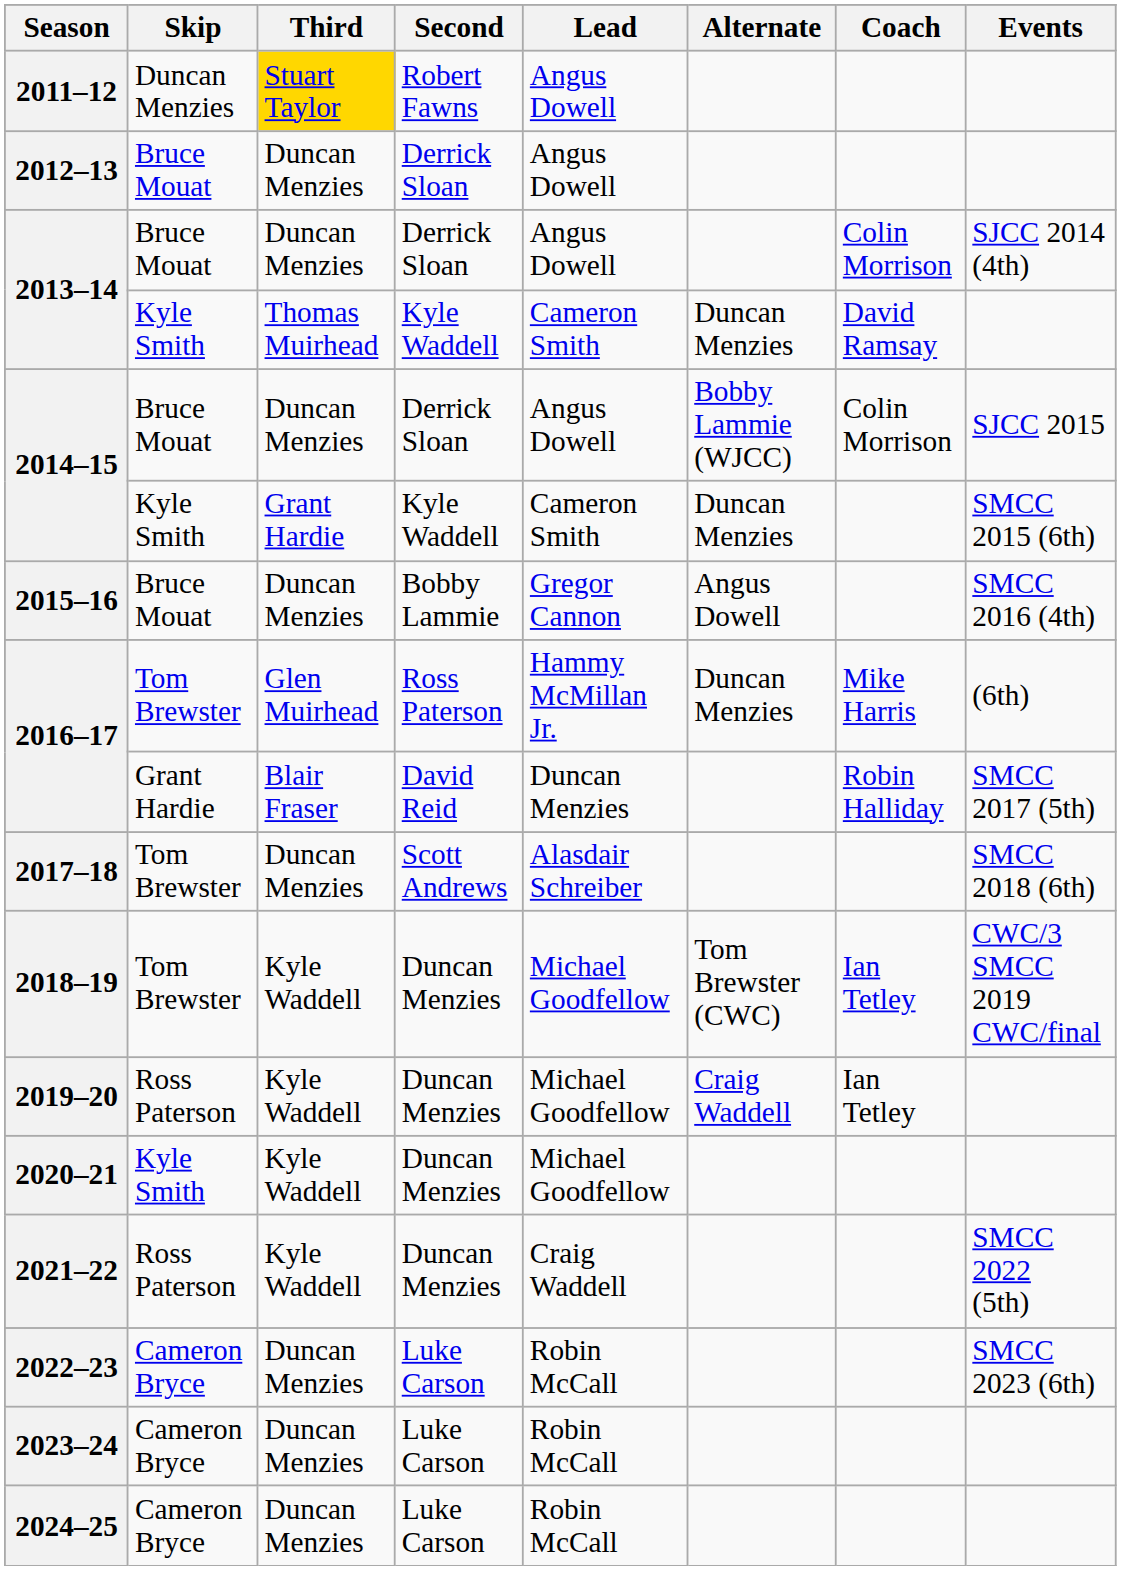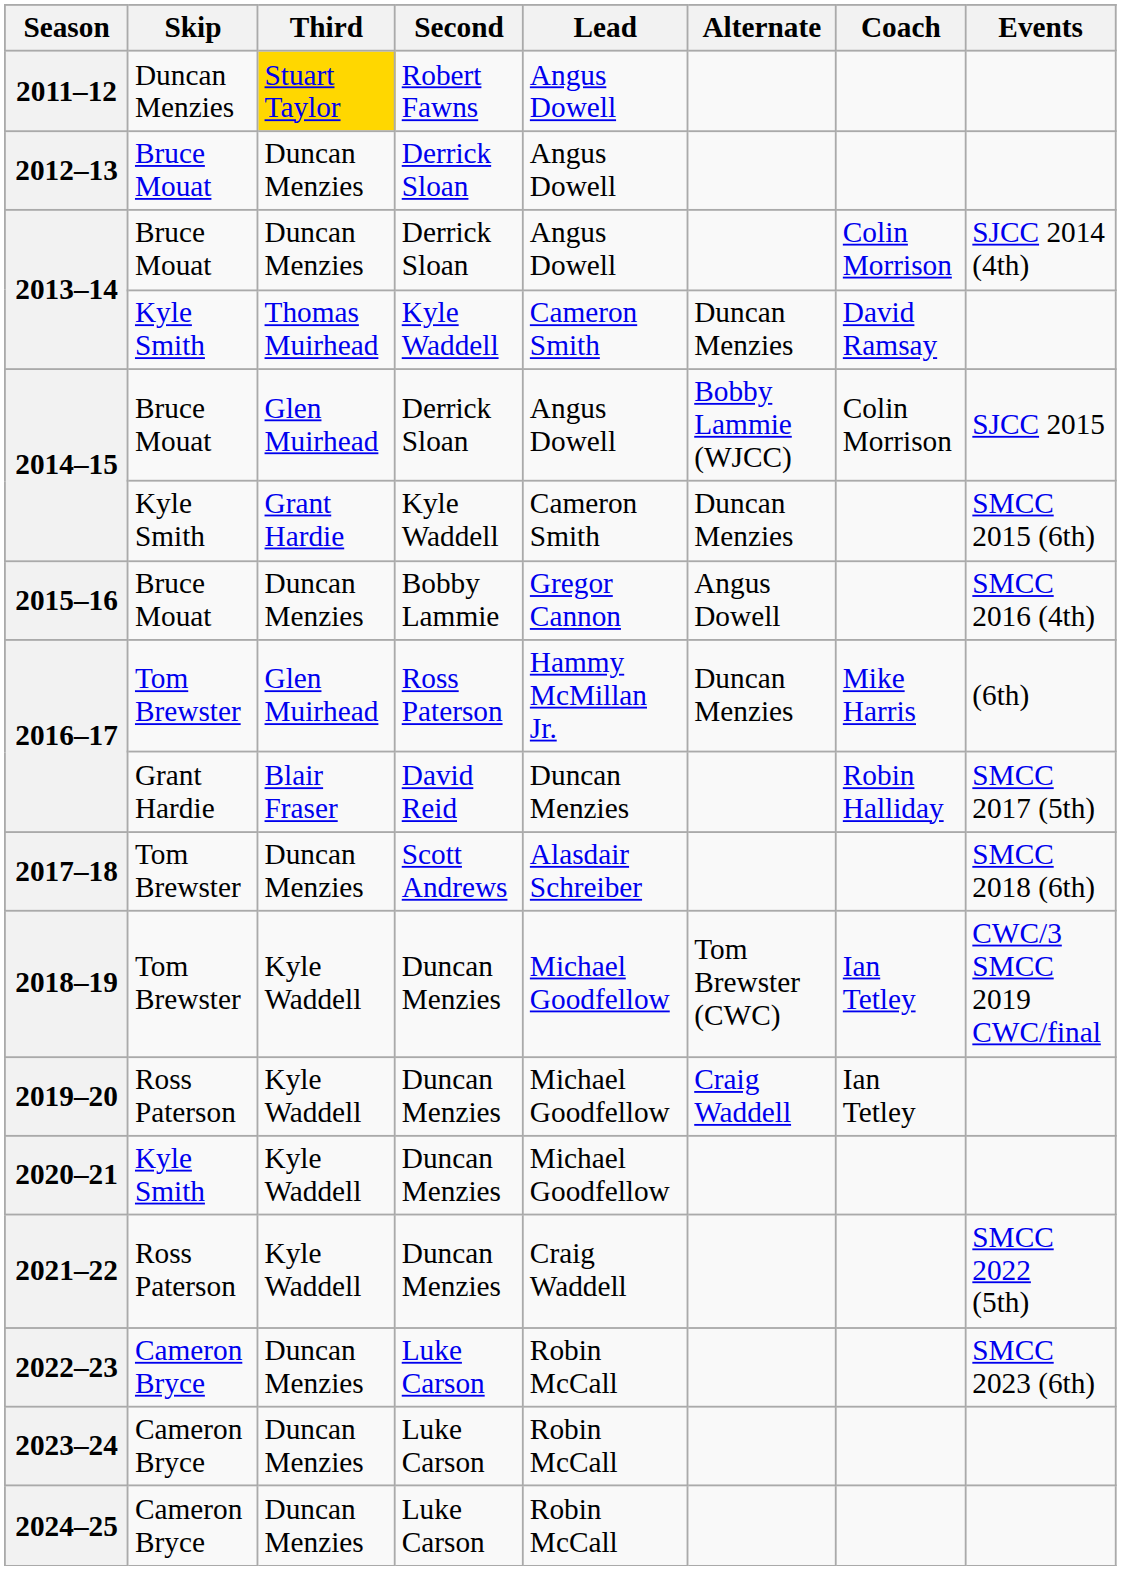(314, 424) Duncan Menzies -> (321, 424) Glen Muirhead
